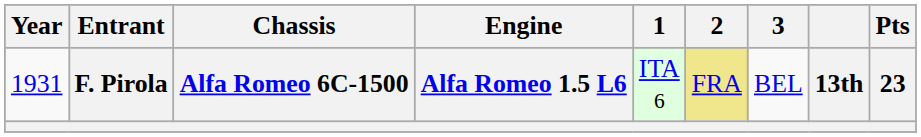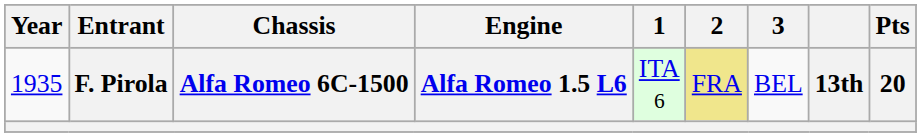(37, 83) 1931 -> (37, 83) 1935
(893, 83) 23 -> (893, 83) 20
